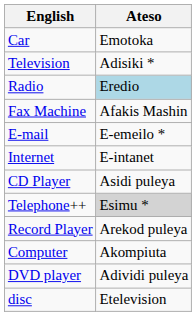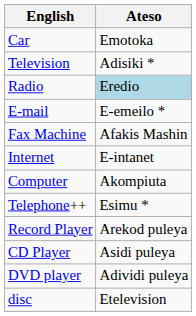rows swapped: (47, 110) <-> (28, 134)
rows swapped: (38, 252) <-> (39, 181)
(124, 205) lightgrey background -> (124, 205) no background
